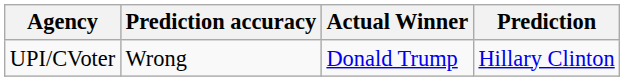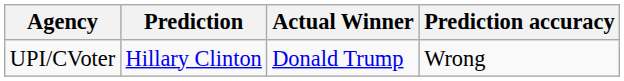columns swapped: (547, 22) <-> (221, 22)
